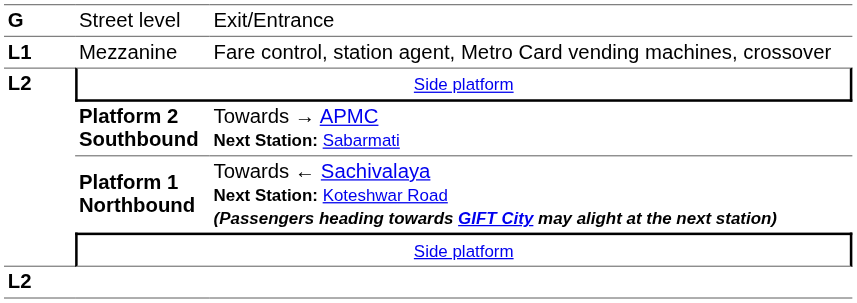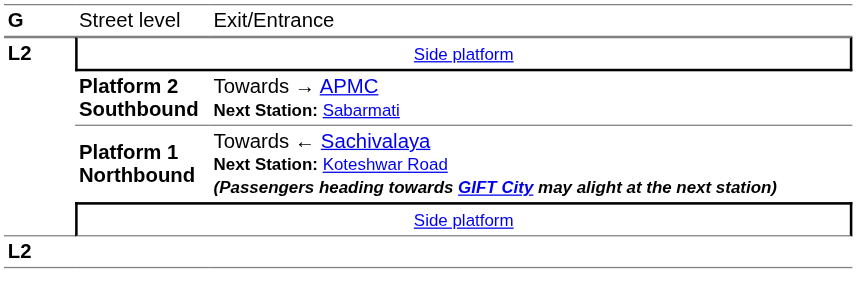- row: (128, 52)
